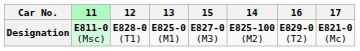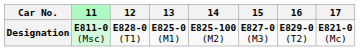columns swapped: (252, 12) <-> (208, 12)
